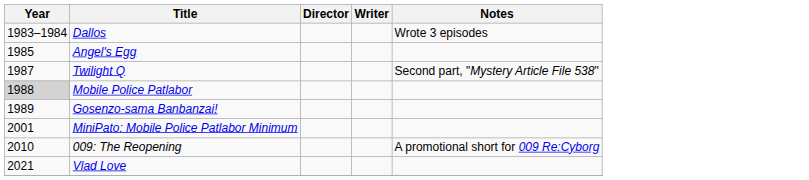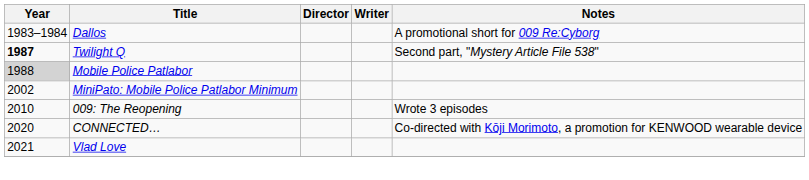(441, 33) Wrote 3 episodes -> (497, 33) A promotional short for 009 Re:Cyborg
- row: (105, 52)
(20, 71) normal -> (20, 52) bold
- row: (145, 109)
(20, 128) 2001 -> (20, 90) 2002
(497, 147) A promotional short for 009 Re:Cyborg -> (441, 109) Wrote 3 episodes
+ row: (117, 128)
